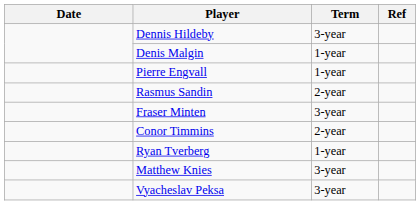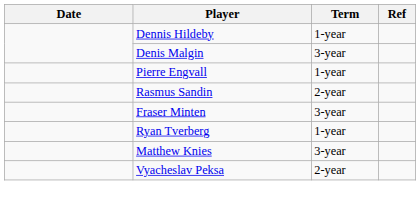(330, 33) 3-year -> (330, 33) 1-year
(330, 53) 1-year -> (330, 53) 3-year
- row: (175, 131)
(330, 190) 3-year -> (330, 170) 2-year
